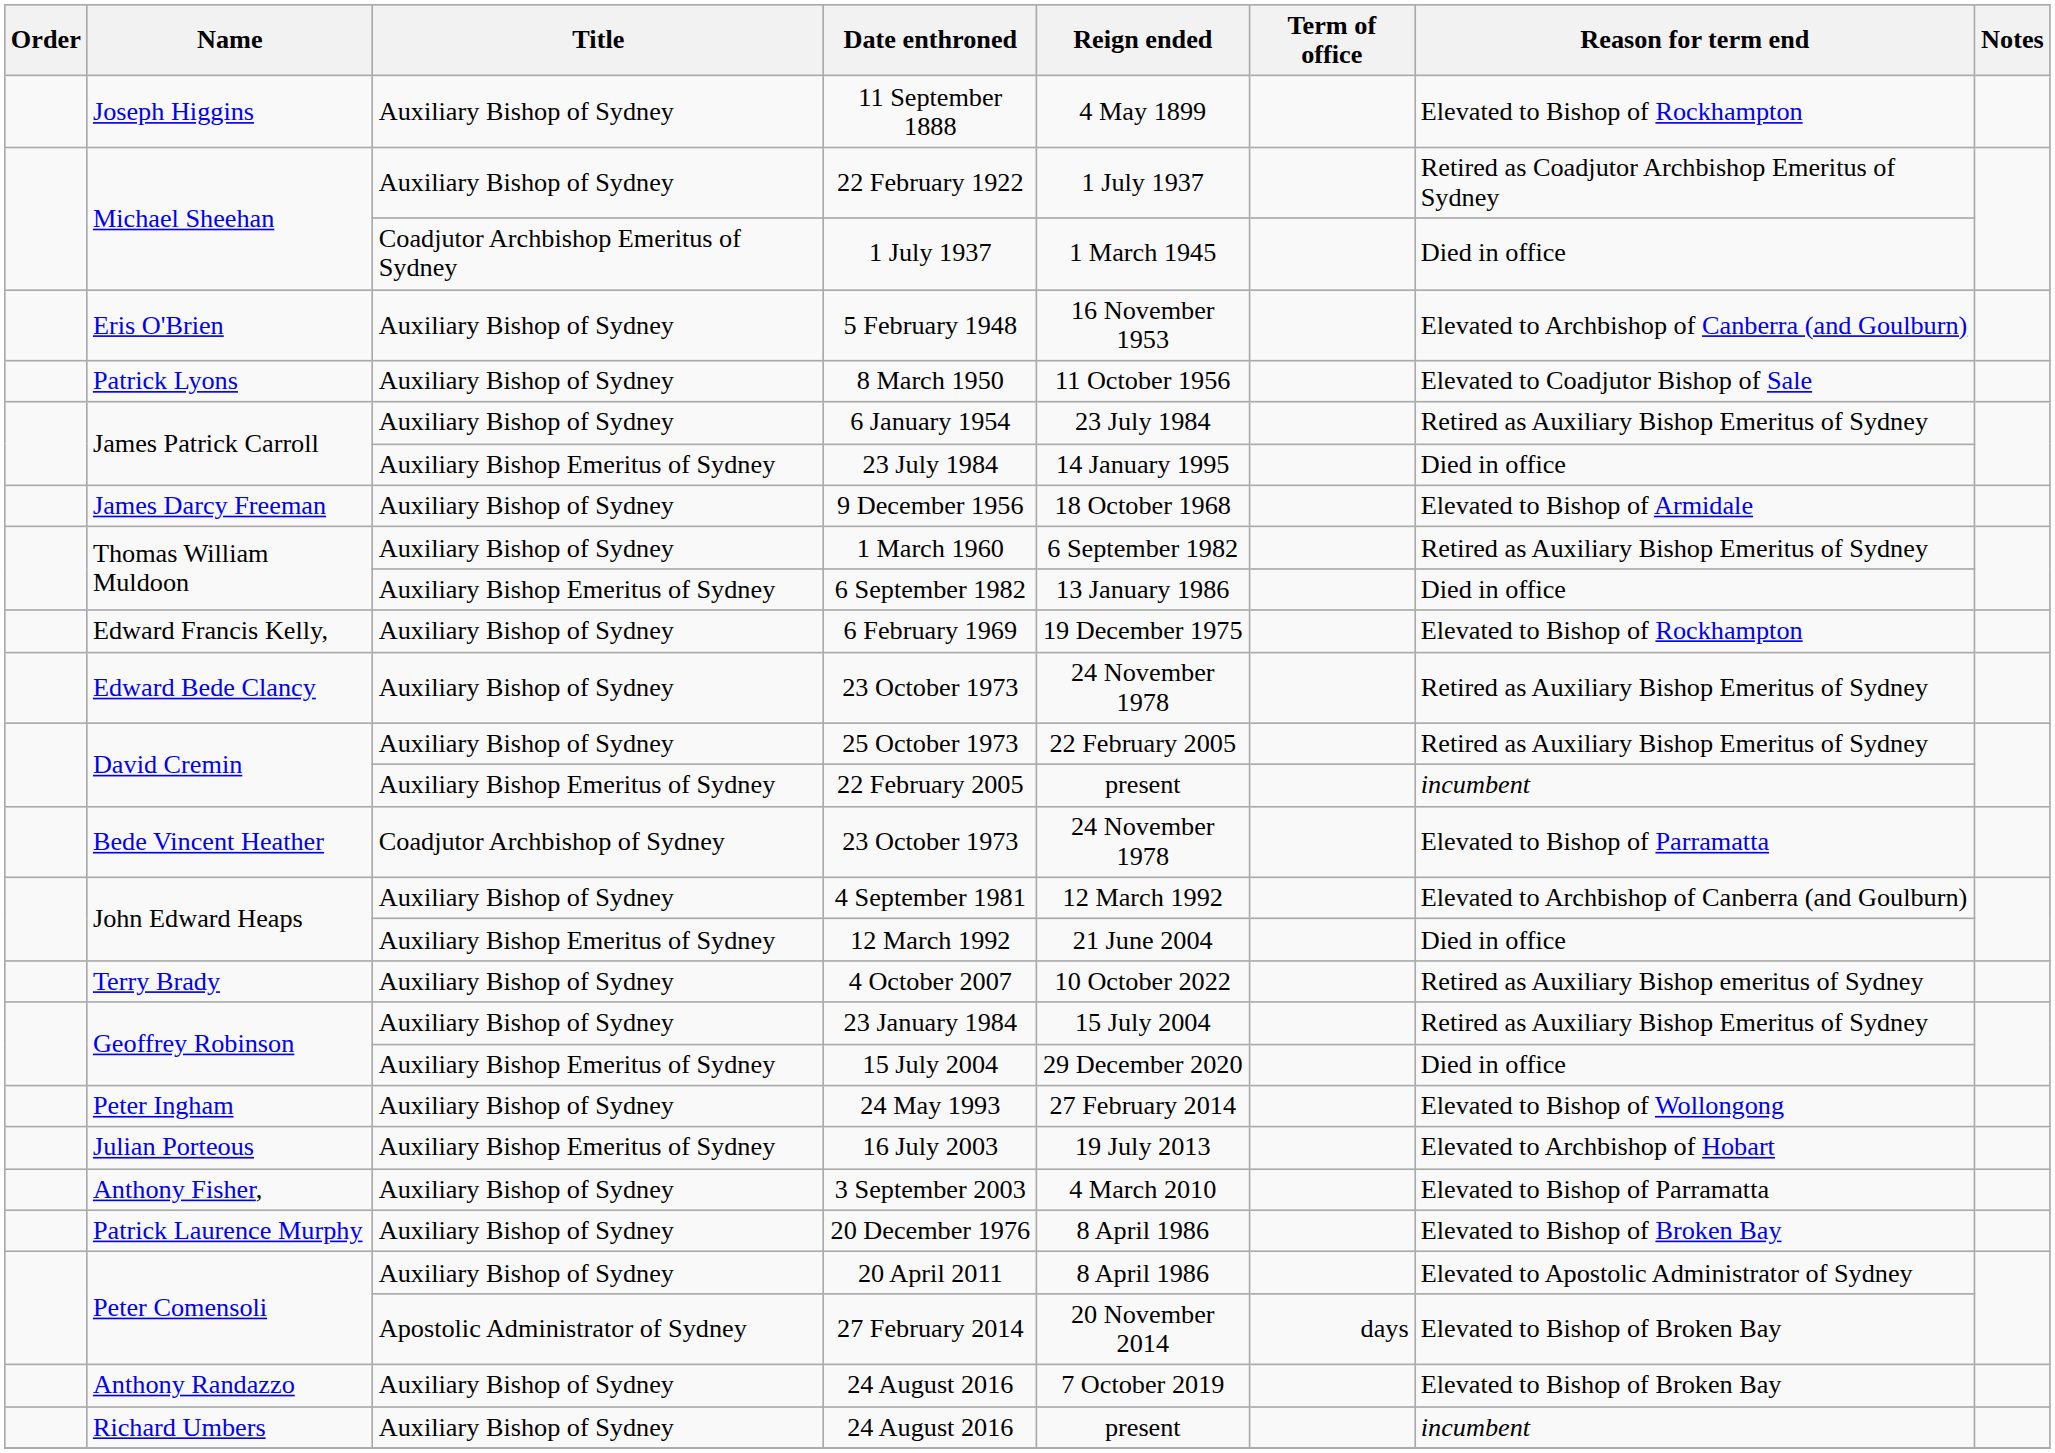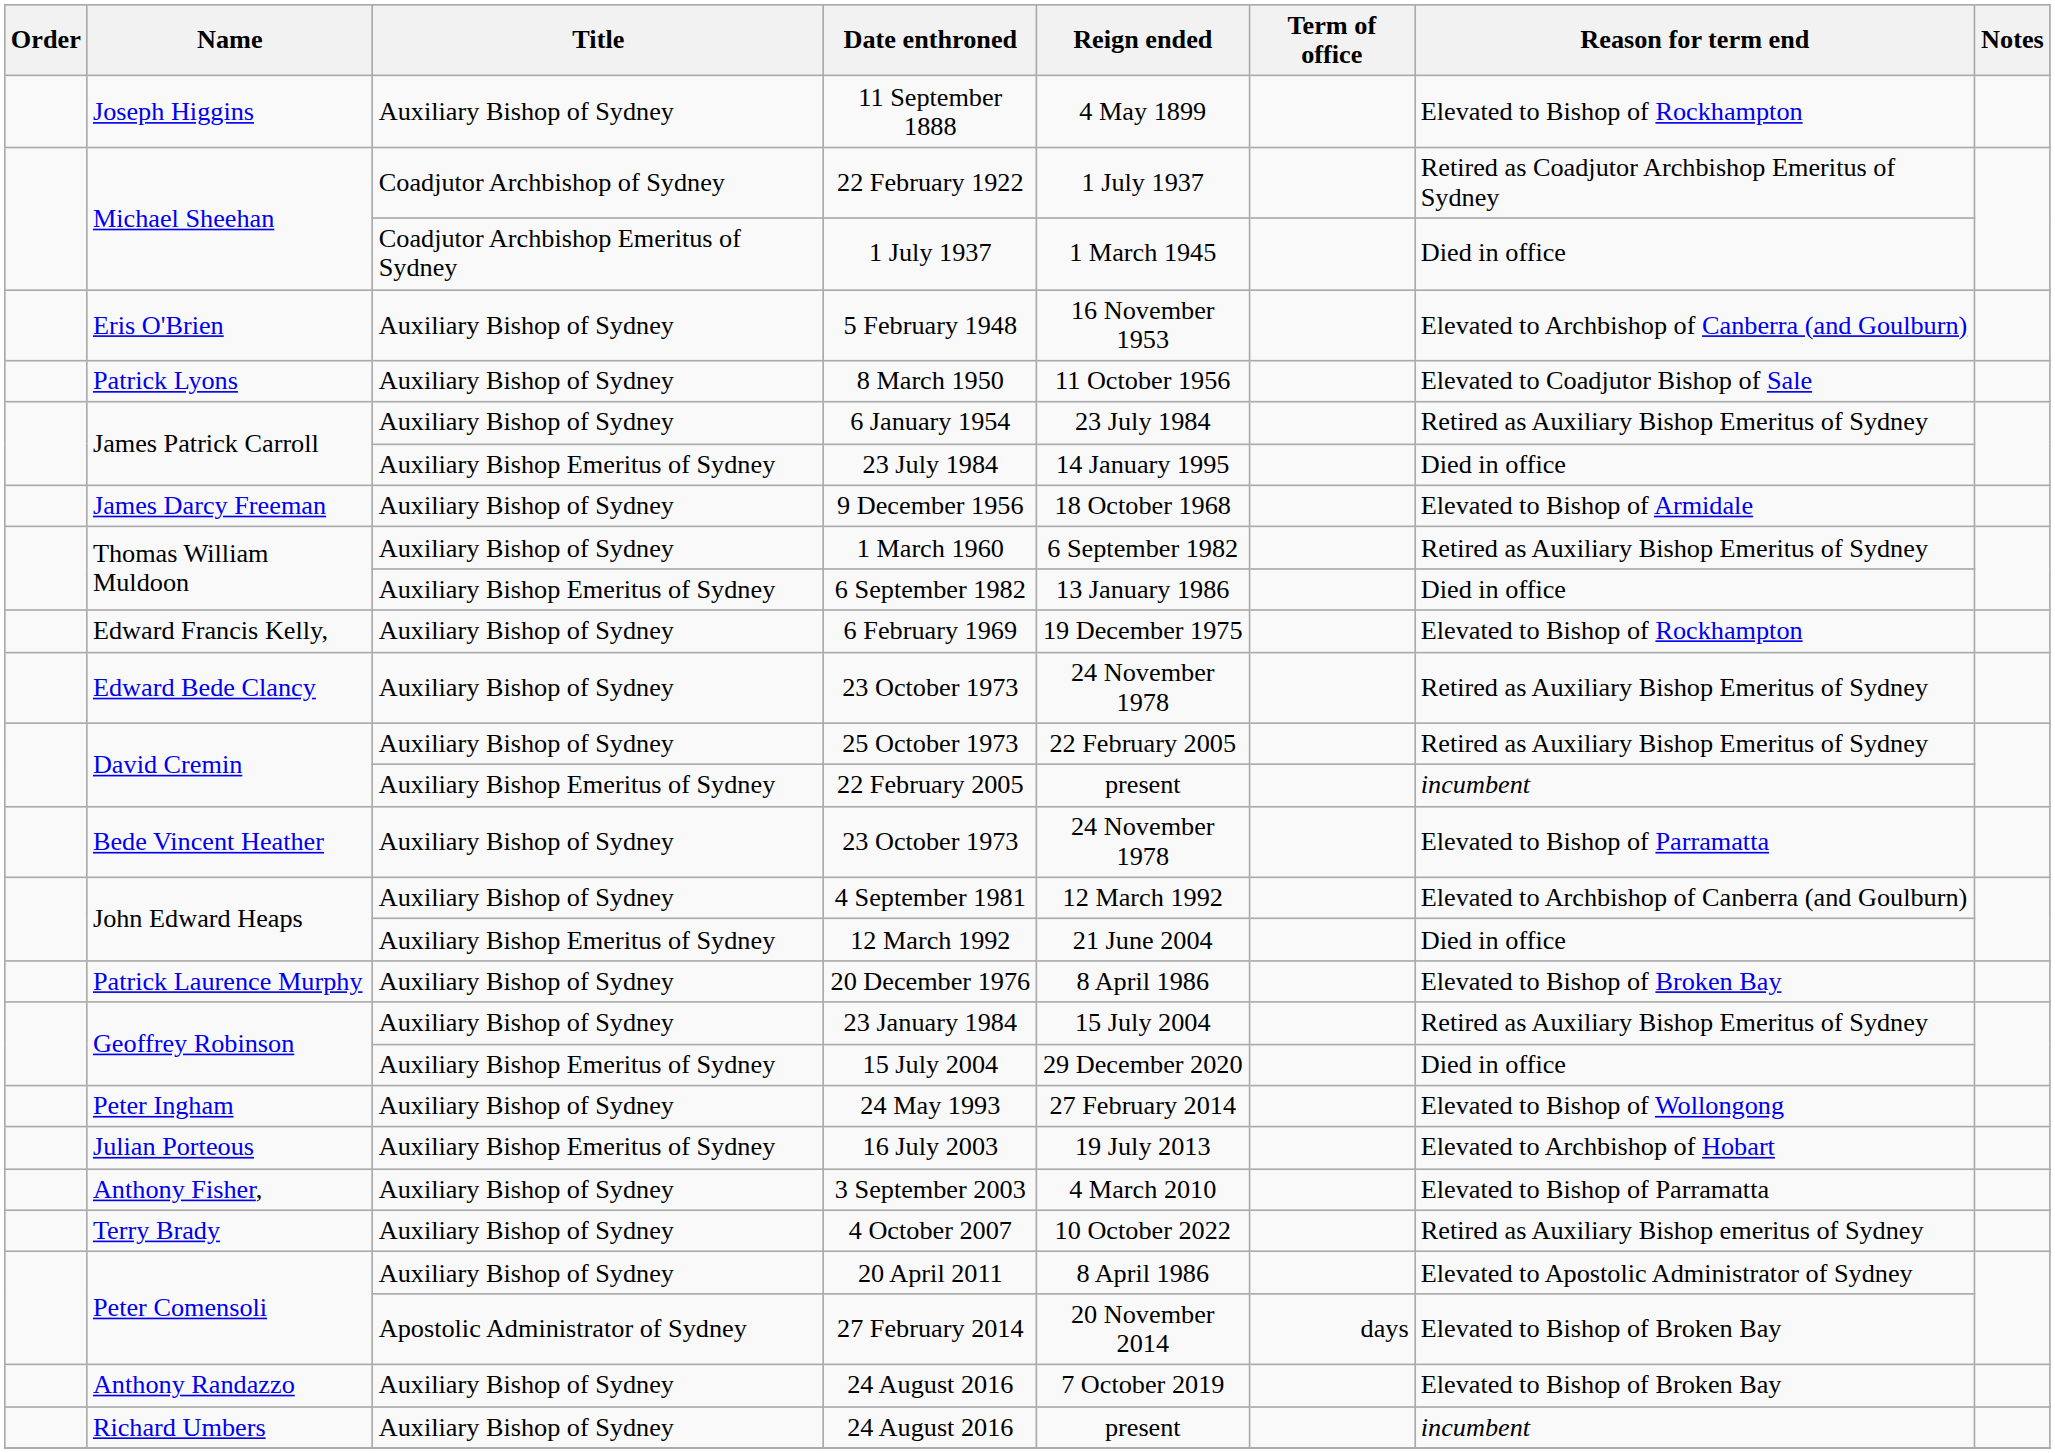(526, 182) Auxiliary Bishop of Sydney -> (552, 182) Coadjutor Archbishop of Sydney
(552, 841) Coadjutor Archbishop of Sydney -> (526, 841) Auxiliary Bishop of Sydney
rows swapped: (228, 1230) <-> (156, 981)
